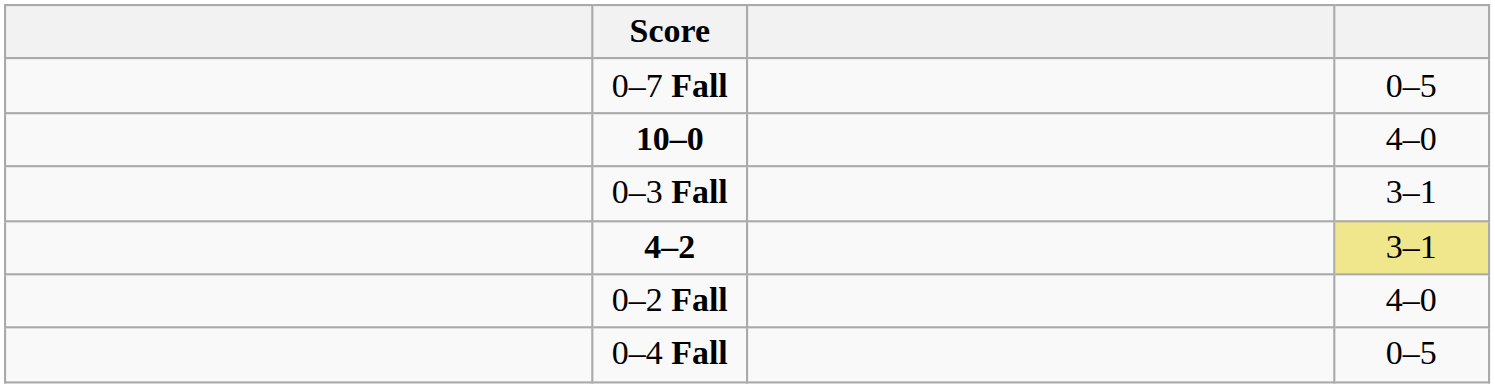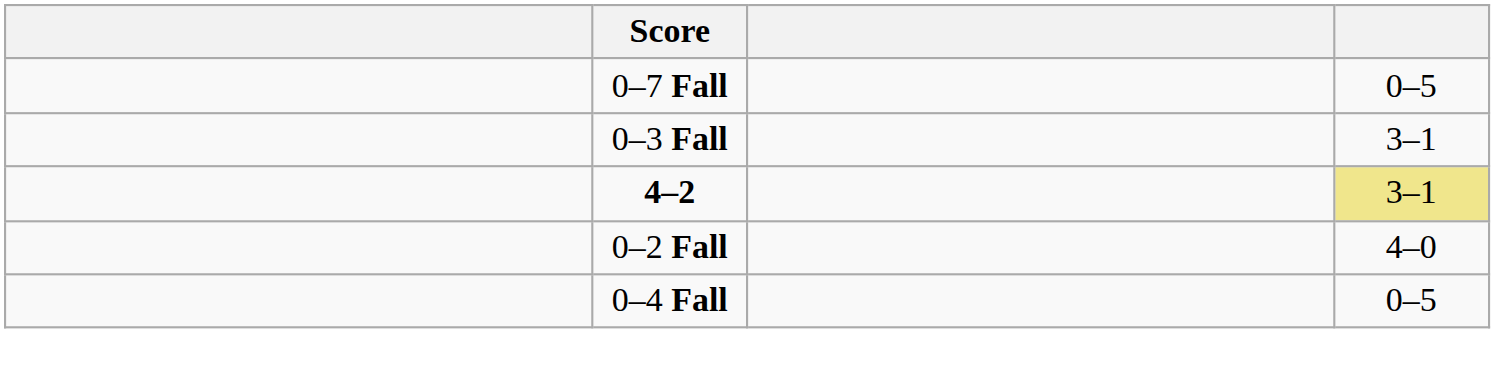- row: (670, 138)
